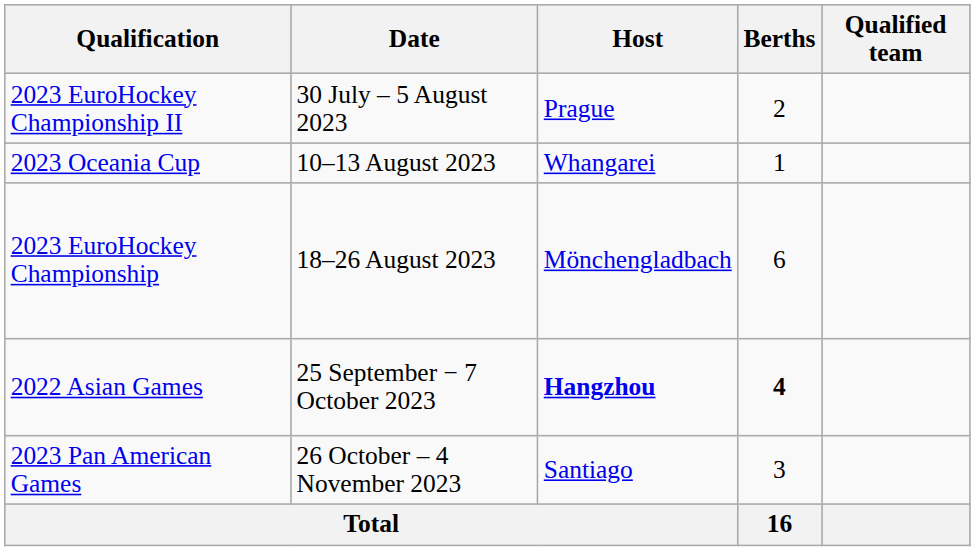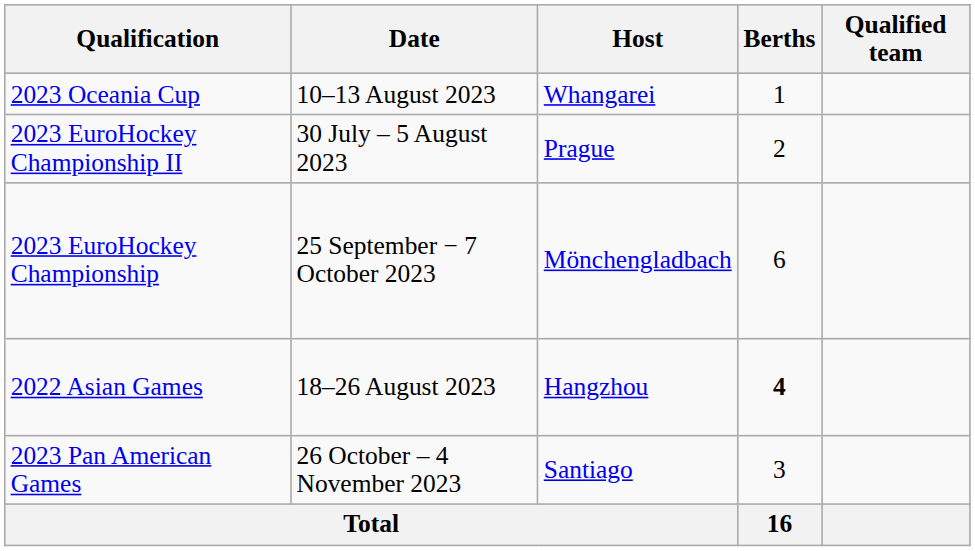rows swapped: (104, 107) <-> (105, 162)
(396, 260) 18–26 August 2023 -> (387, 260) 25 September − 7 October 2023
(387, 386) 25 September − 7 October 2023 -> (396, 386) 18–26 August 2023
(600, 386) bold -> (596, 386) normal
